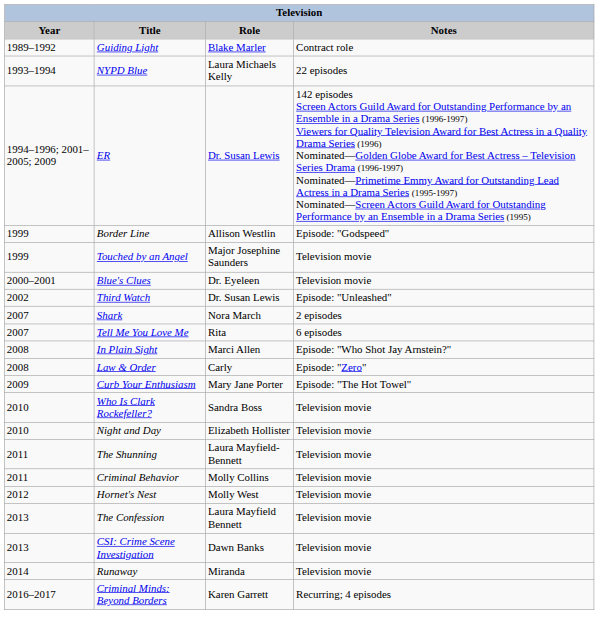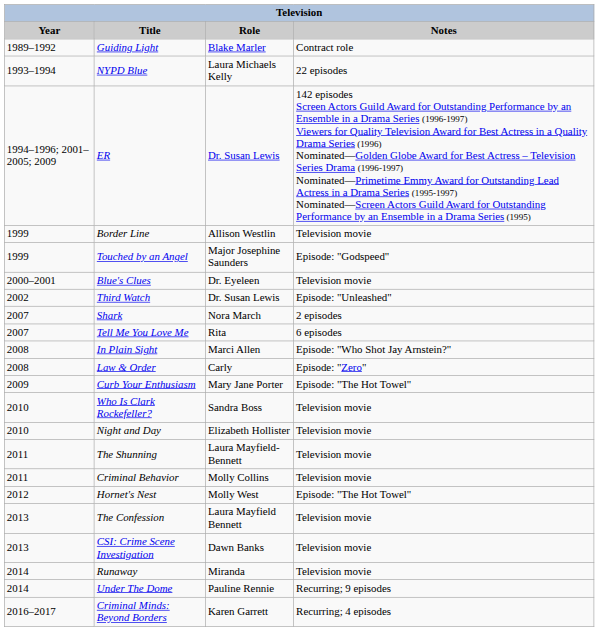(343, 234) Episode: "Godspeed" -> (334, 234) Television movie
(334, 257) Television movie -> (343, 257) Episode: "Godspeed"
(334, 495) Television movie -> (354, 495) Episode: "The Hot Towel"
+ row: (135, 588)
